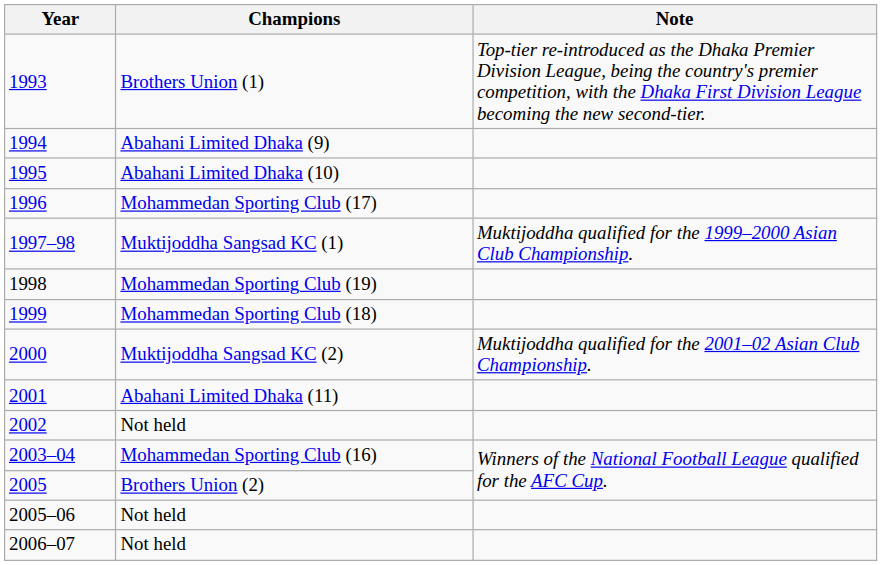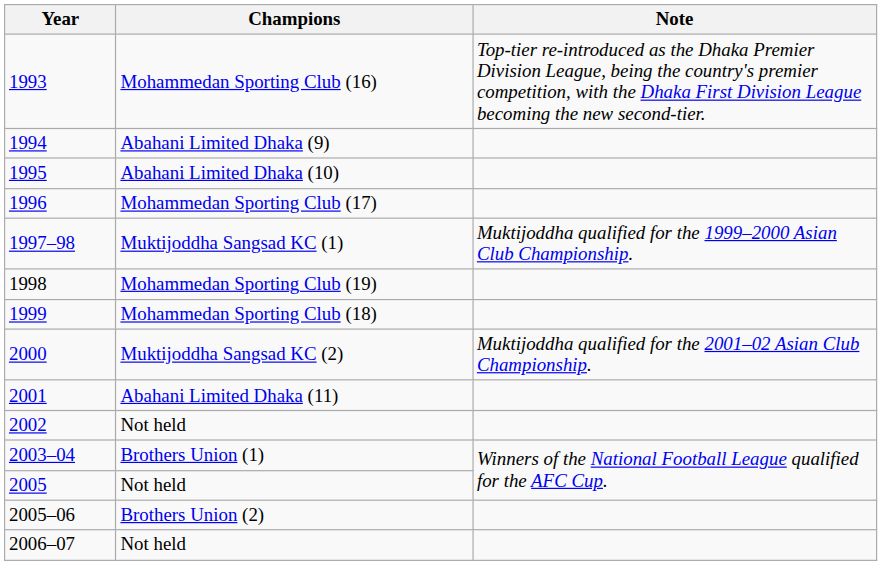(192, 81) Brothers Union (1) -> (249, 81) Mohammedan Sporting Club (16)
(249, 455) Mohammedan Sporting Club (16) -> (192, 455) Brothers Union (1)
(192, 484) Brothers Union (2) -> (153, 484) Not held
(153, 514) Not held -> (192, 514) Brothers Union (2)
